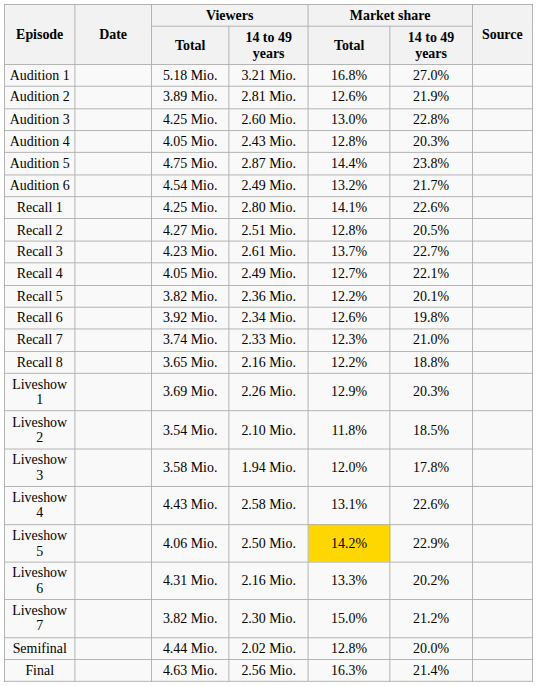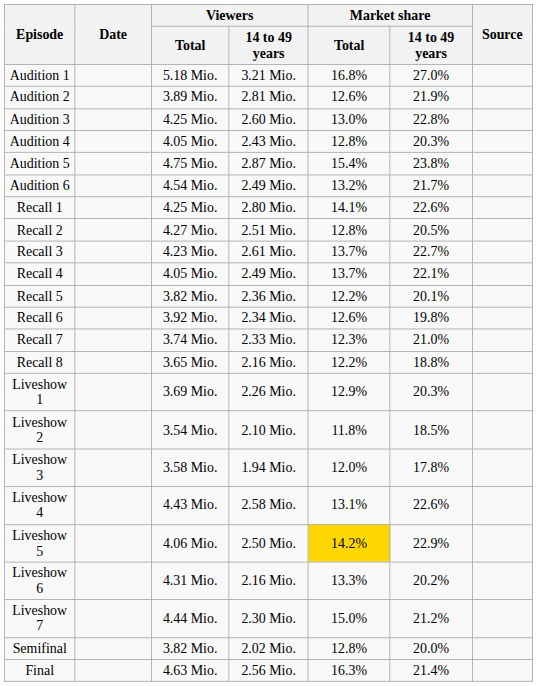(349, 163) 14.4% -> (349, 163) 15.4%
(349, 274) 12.7% -> (349, 274) 13.7%
(190, 618) 3.82 Mio. -> (190, 618) 4.44 Mio.
(190, 648) 4.44 Mio. -> (190, 648) 3.82 Mio.
